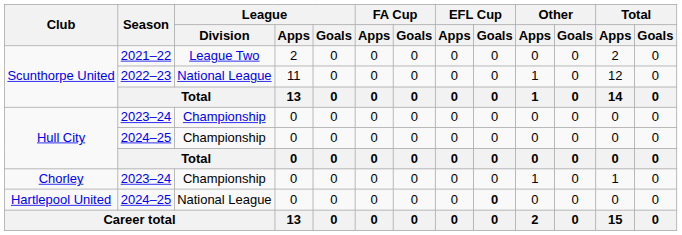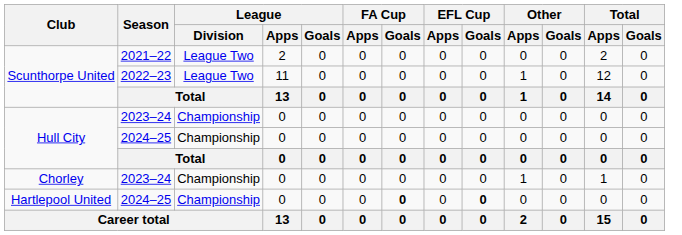(224, 76) National League -> (219, 76) League Two
(224, 199) National League -> (219, 199) Championship
(414, 199) normal -> (403, 199) bold
